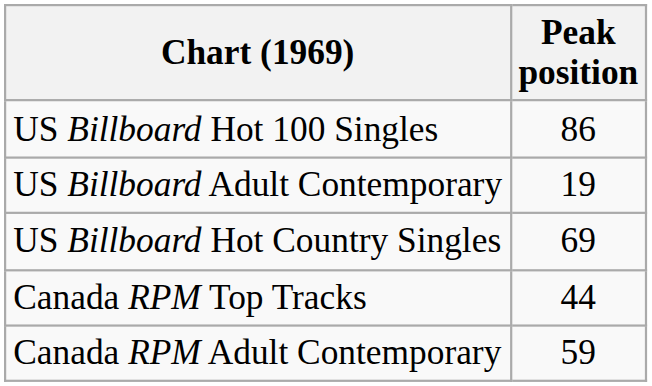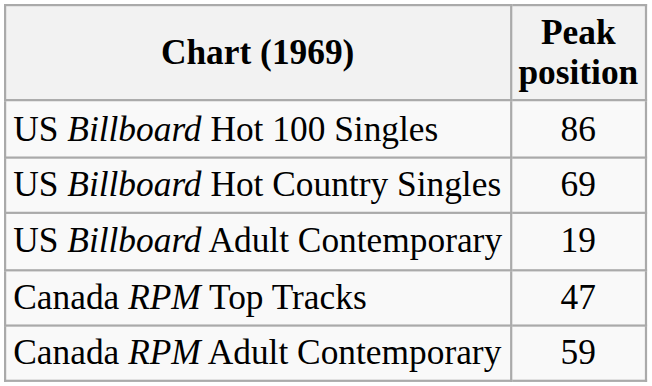rows swapped: (258, 184) <-> (257, 240)
(578, 296) 44 -> (578, 296) 47
